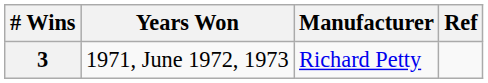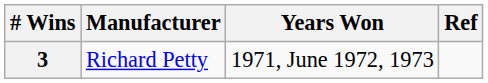columns swapped: (366, 23) <-> (187, 23)
